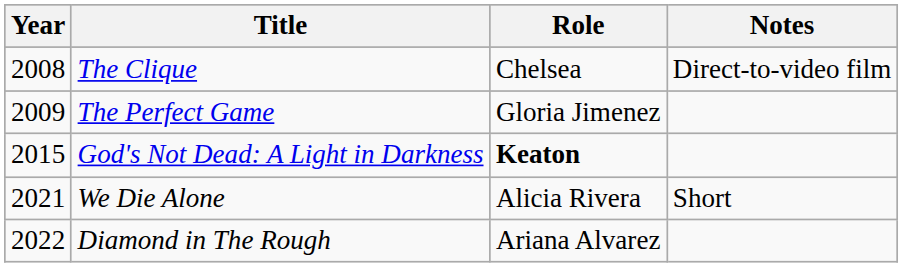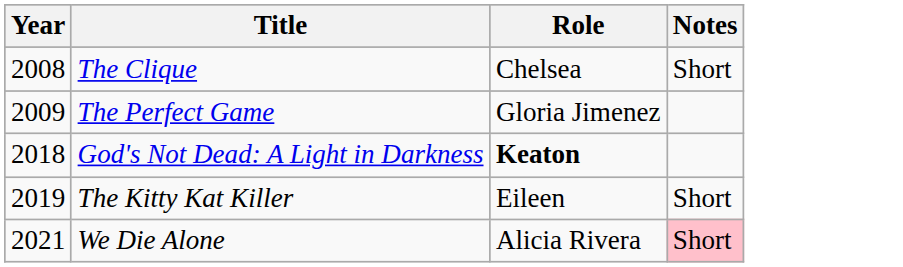(782, 68) Direct-to-video film -> (702, 68) Short
(38, 154) 2015 -> (38, 154) 2018
+ row: (185, 197)
(702, 197) no background -> (702, 240) pink background
- row: (204, 240)
